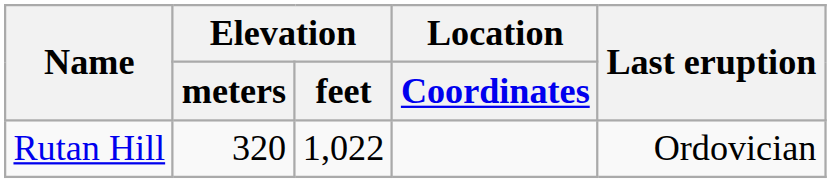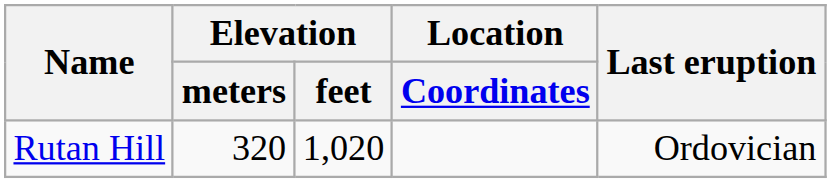(344, 147) 1,022 -> (344, 147) 1,020
